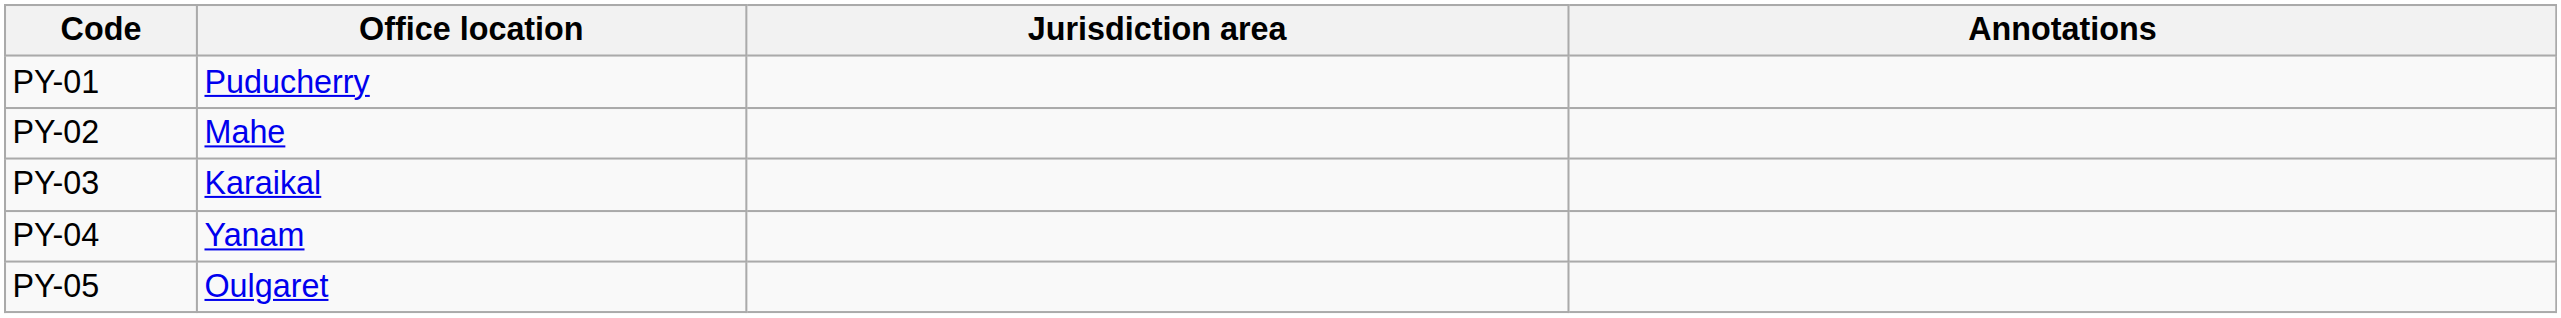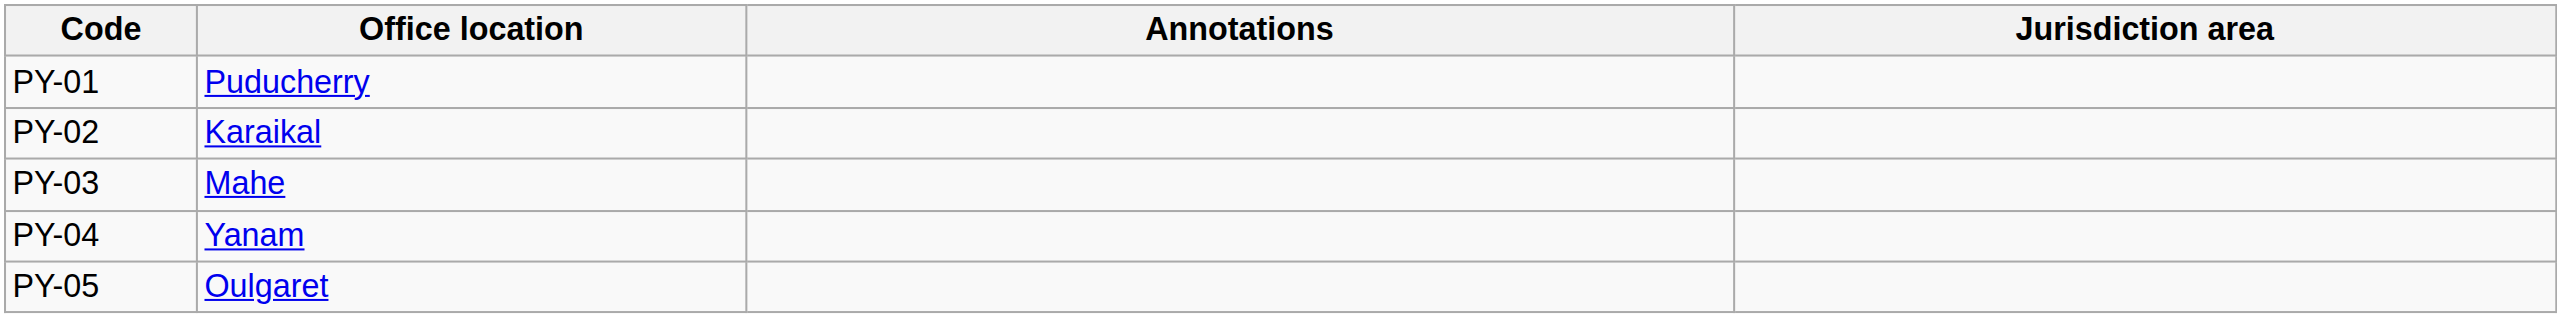columns swapped: (1157, 30) <-> (2062, 30)
(245, 132) Mahe -> (263, 132) Karaikal
(263, 183) Karaikal -> (245, 183) Mahe
